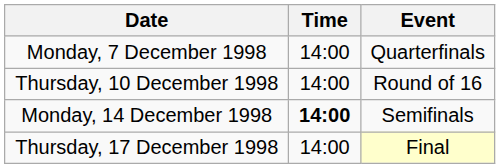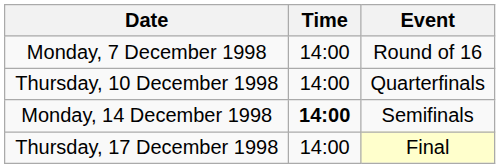(428, 52) Quarterfinals -> (428, 52) Round of 16
(428, 83) Round of 16 -> (428, 83) Quarterfinals
